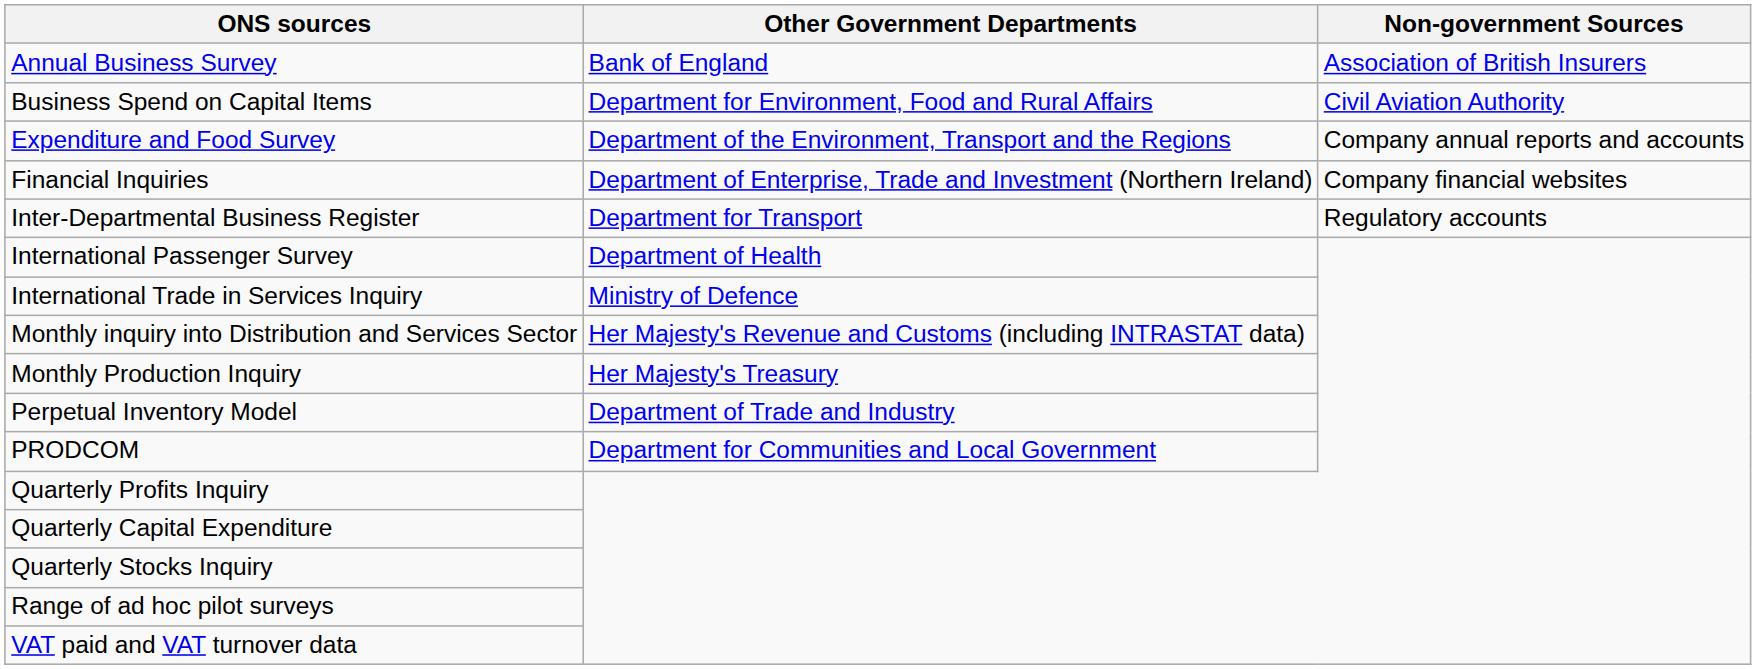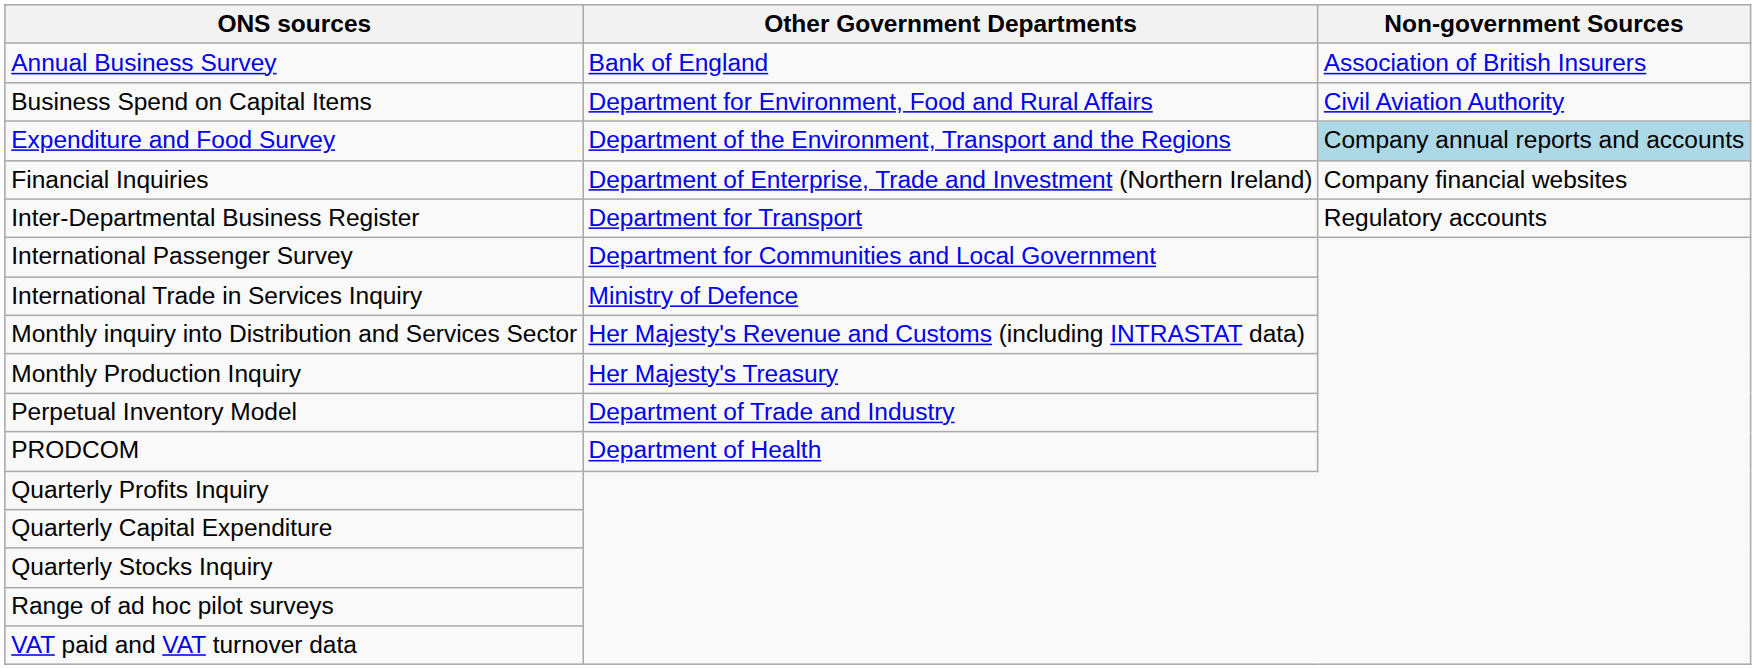(1534, 140) no background -> (1534, 140) lightblue background
(705, 256) Department of Health -> (872, 256) Department for Communities and Local Government
(872, 450) Department for Communities and Local Government -> (705, 450) Department of Health
